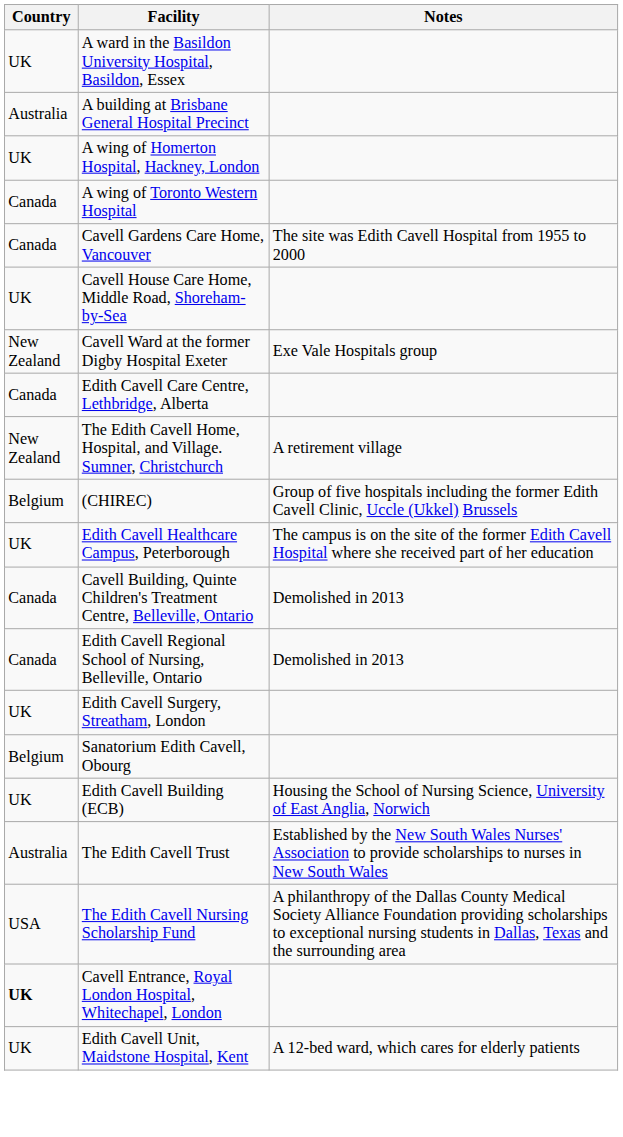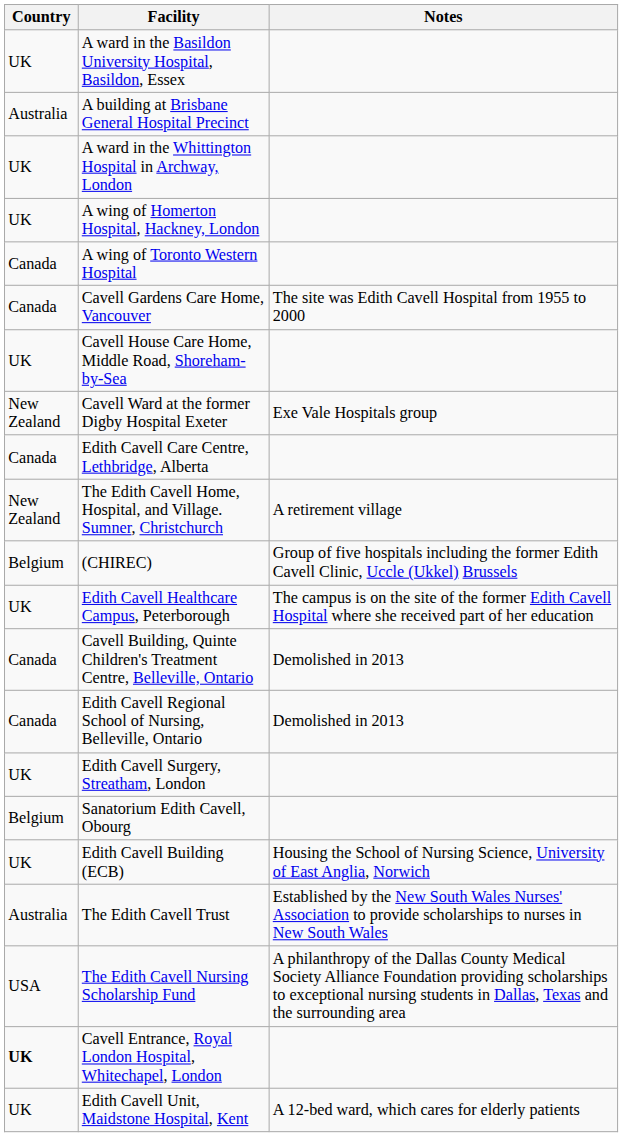+ row: (166, 166)
